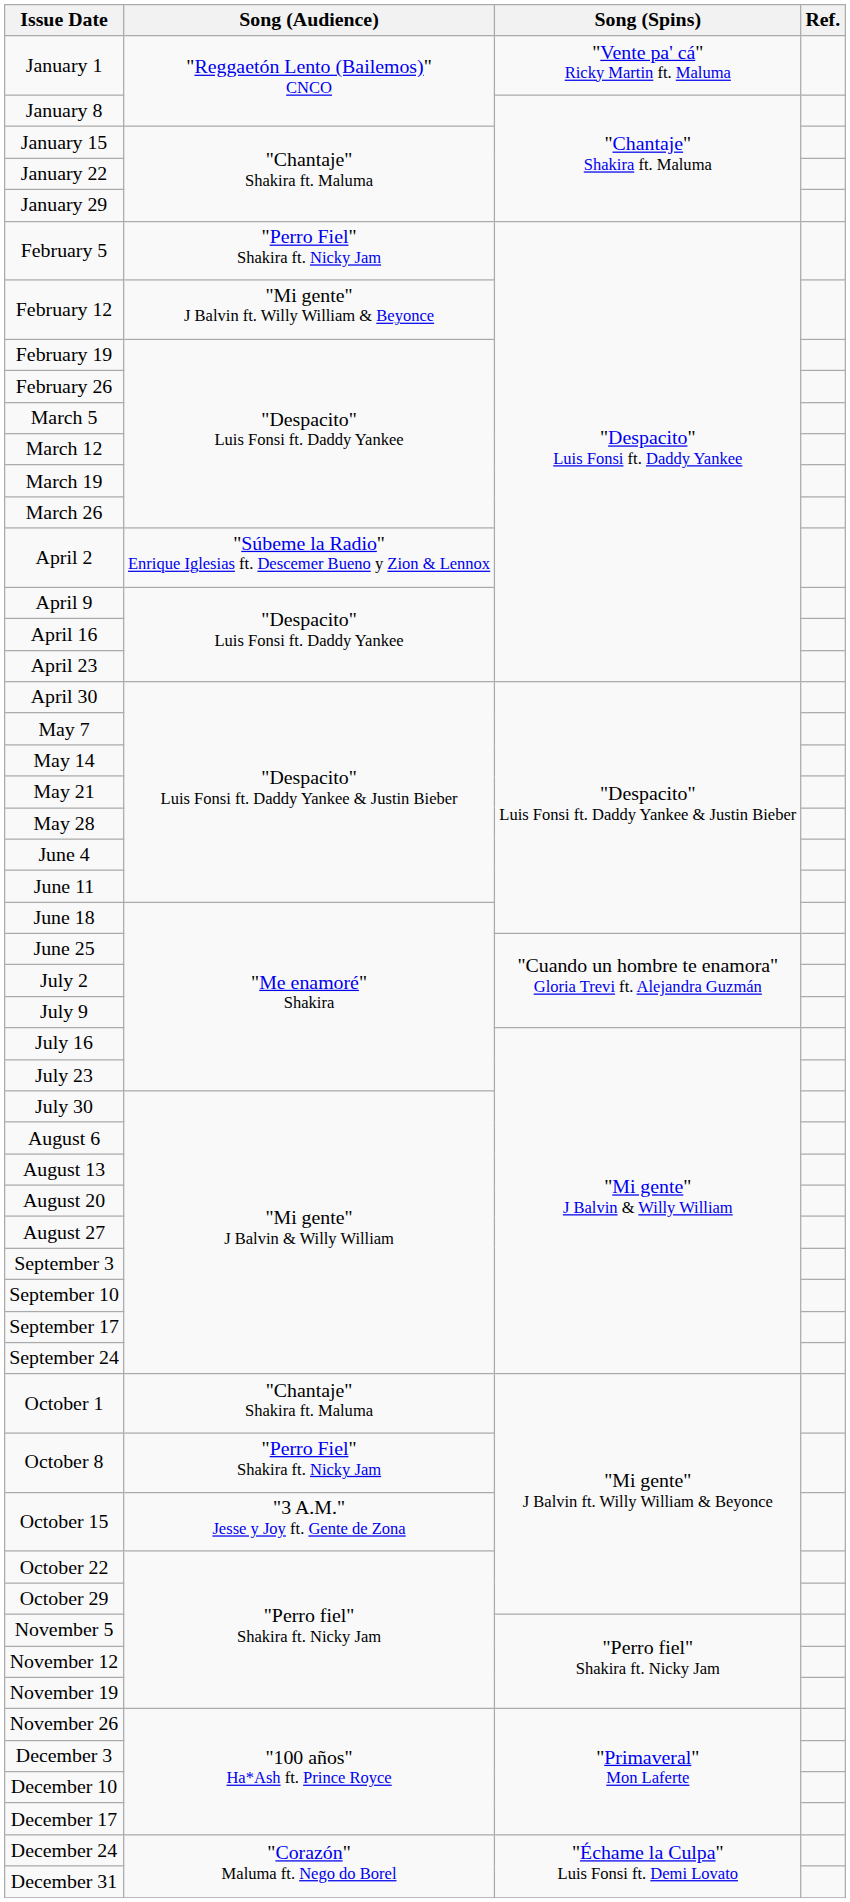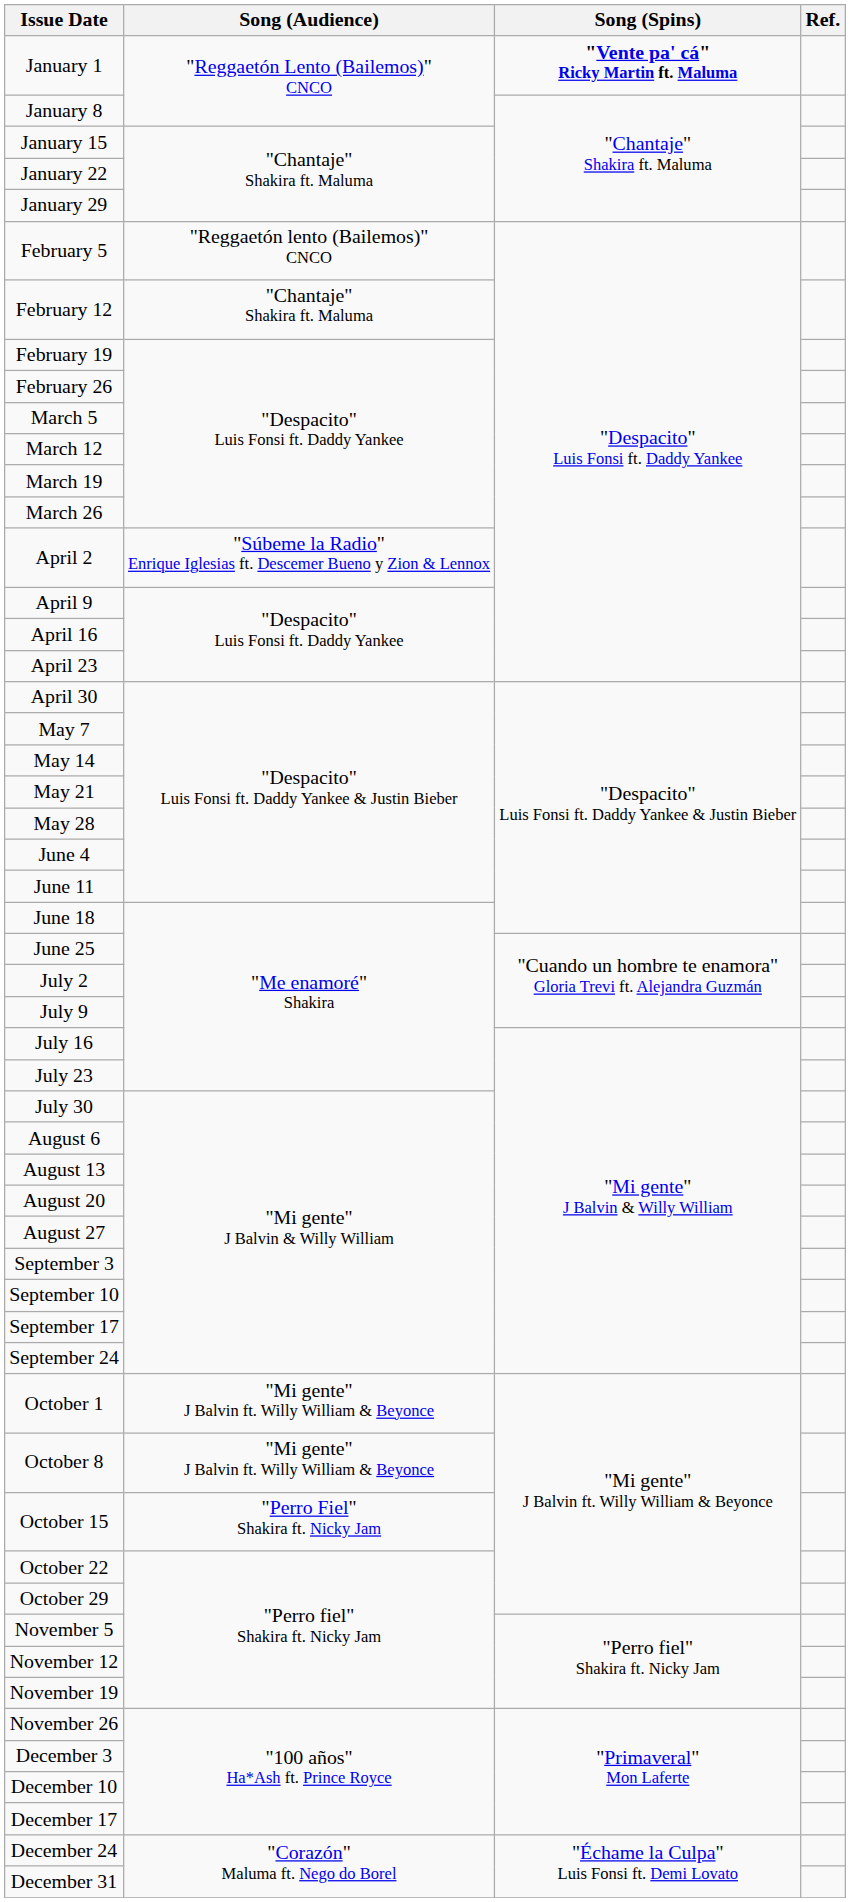(648, 61) normal -> (648, 65) bold
(309, 246) "Perro Fiel" Shakira ft. Nicky Jam -> (309, 246) "Reggaetón lento (Bailemos)" CNCO
(309, 305) "Mi gente" J Balvin ft. Willy William & Beyonce -> (309, 305) "Chantaje" Shakira ft. Maluma
(309, 1399) "Chantaje" Shakira ft. Maluma -> (309, 1399) "Mi gente" J Balvin ft. Willy William & Beyonce
(309, 1458) "Perro Fiel" Shakira ft. Nicky Jam -> (309, 1458) "Mi gente" J Balvin ft. Willy William & Beyonce
(309, 1517) "3 A.M." Jesse y Joy ft. Gente de Zona -> (309, 1517) "Perro Fiel" Shakira ft. Nicky Jam
